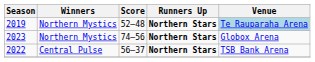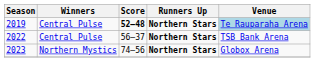(78, 24) Northern Mystics -> (71, 24) Central Pulse
(133, 24) normal -> (133, 24) bold
rows swapped: (16, 50) <-> (16, 37)
